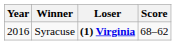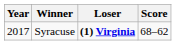(18, 31) 2016 -> (18, 31) 2017
